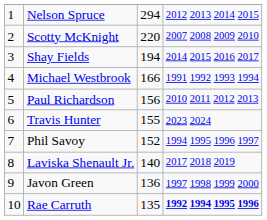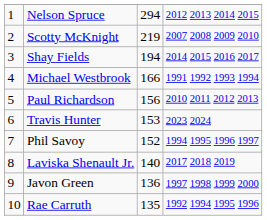(150, 36) 220 -> (150, 36) 219
(150, 120) 155 -> (150, 120) 153
(212, 204) bold -> (212, 204) normal
